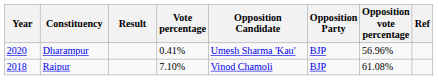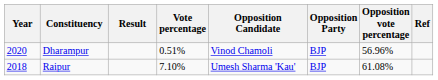(172, 51) 0.41% -> (172, 51) 0.51%
(253, 51) Umesh Sharma 'Kau' -> (242, 51) Vinod Chamoli
(242, 67) Vinod Chamoli -> (253, 67) Umesh Sharma 'Kau'
